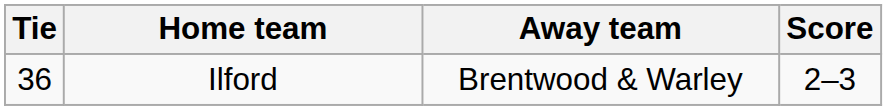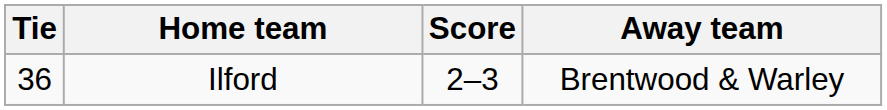columns swapped: (830, 29) <-> (600, 29)
